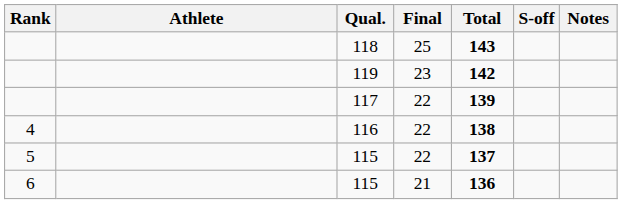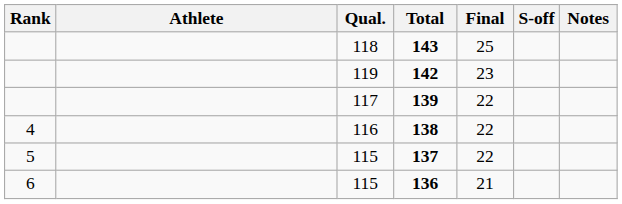columns swapped: (422, 18) <-> (482, 18)
